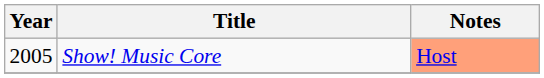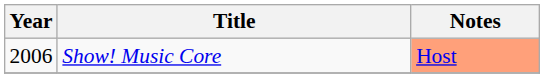(31, 55) 2005 -> (31, 55) 2006
